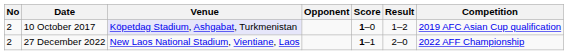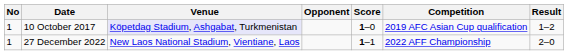columns swapped: (400, 12) <-> (490, 12)
(9, 27) 2 -> (9, 27) 1
(9, 42) 2 -> (9, 42) 1
